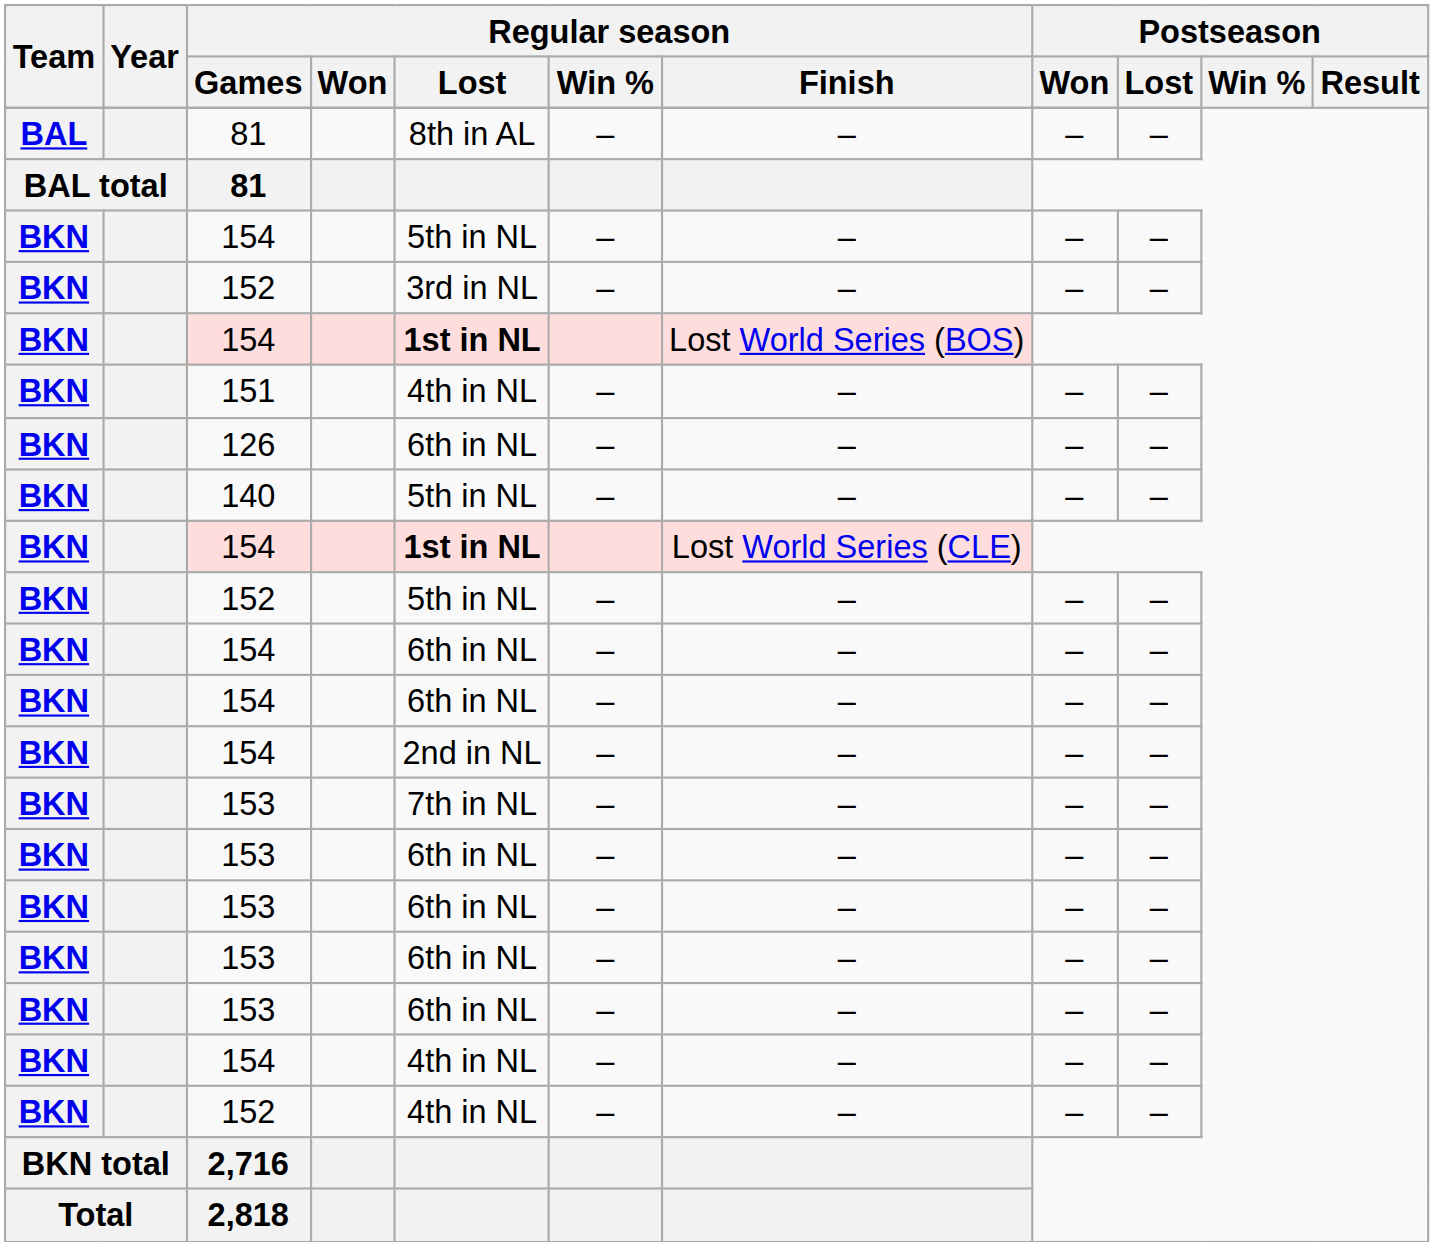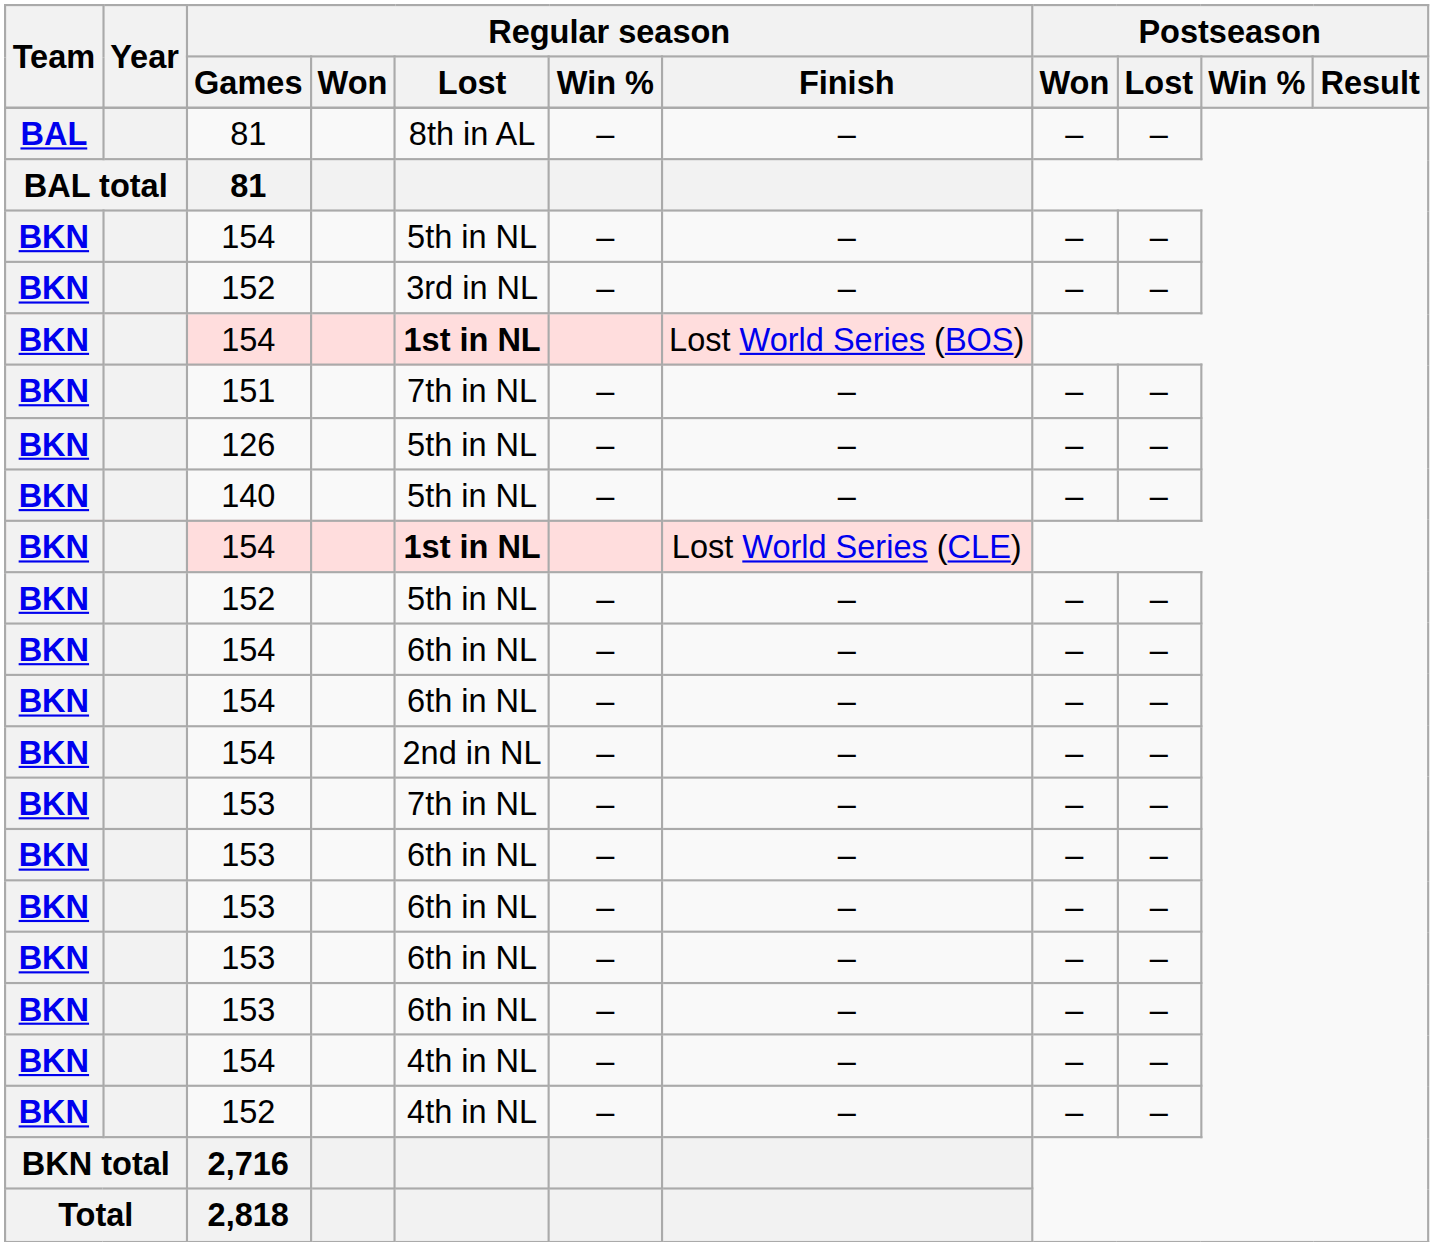(472, 391) 4th in NL -> (472, 391) 7th in NL
(472, 443) 6th in NL -> (472, 443) 5th in NL
